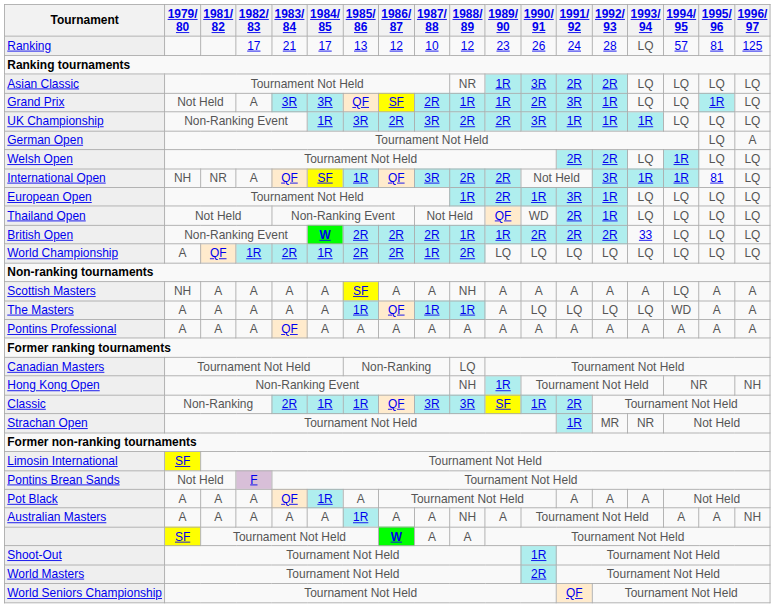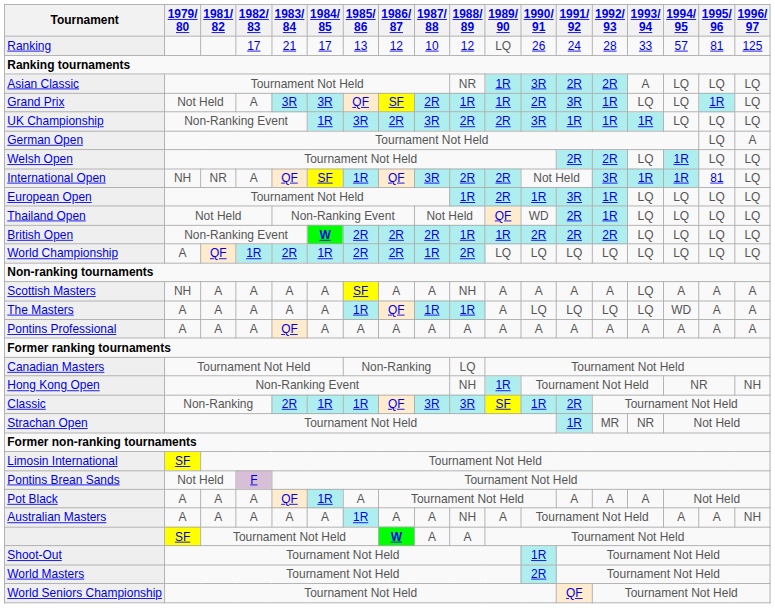(503, 46) 23 -> (503, 46) LQ
(646, 46) LQ -> (646, 46) 33
(646, 83) LQ -> (646, 83) A
(646, 234) 33 -> (646, 234) LQ
(646, 291) A -> (646, 291) LQ
(681, 291) LQ -> (681, 291) A
